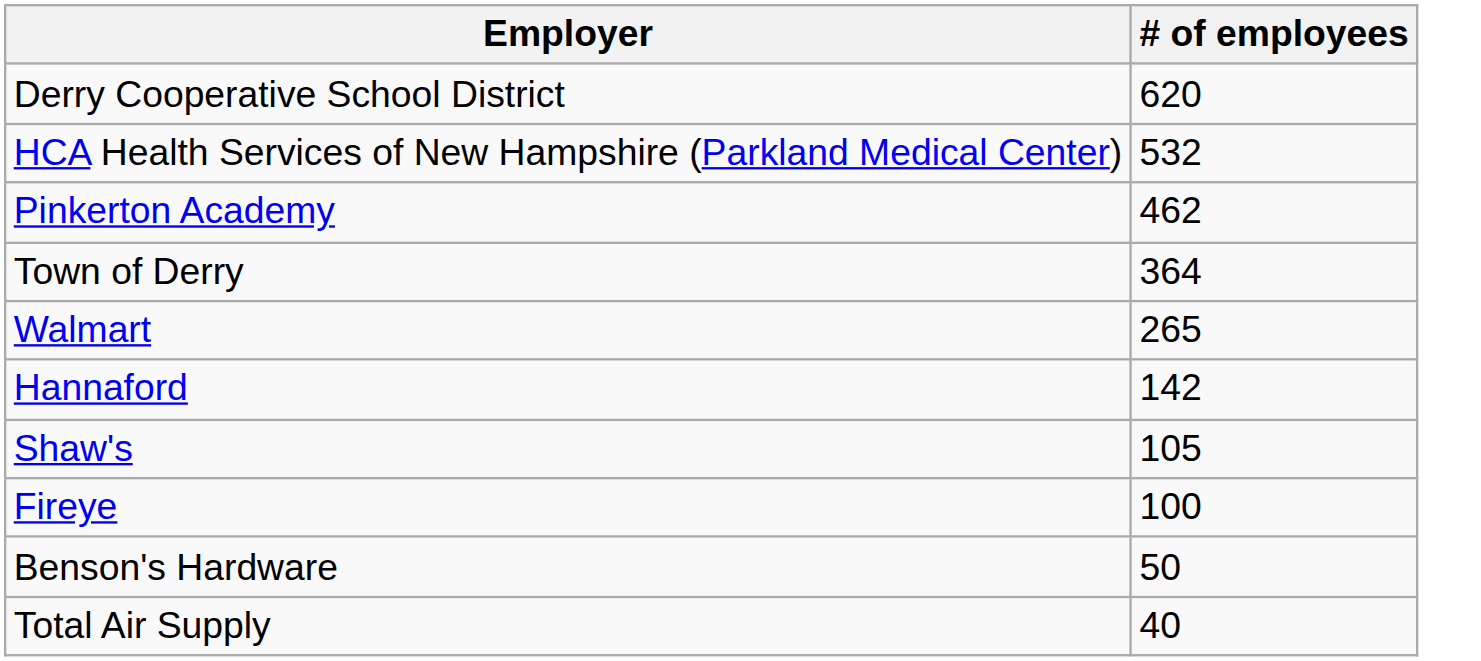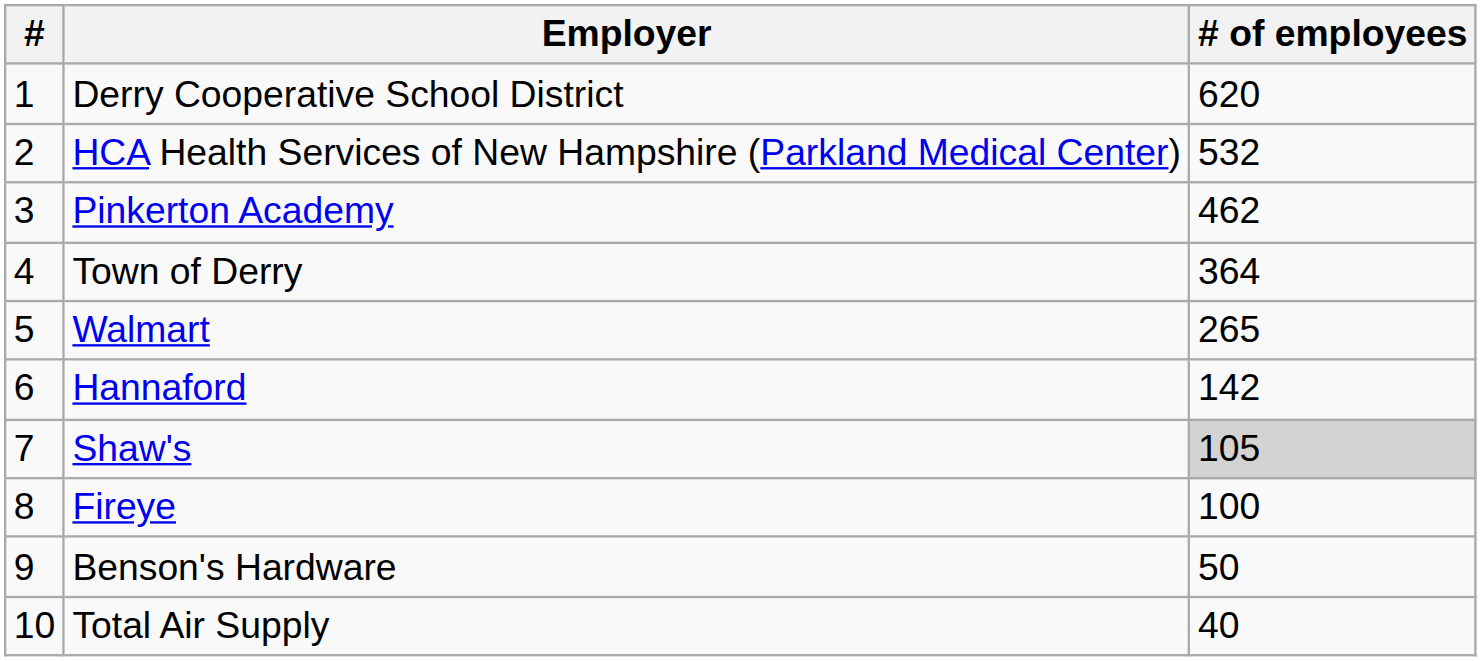+ column: (34, 34)
(1171, 447) no background -> (1229, 447) lightgrey background
